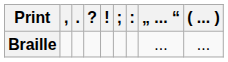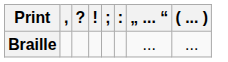- column: (78, 18)
